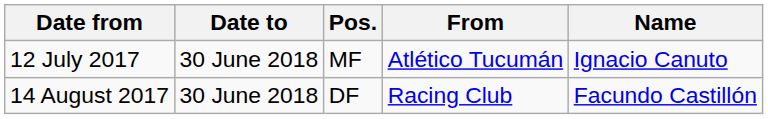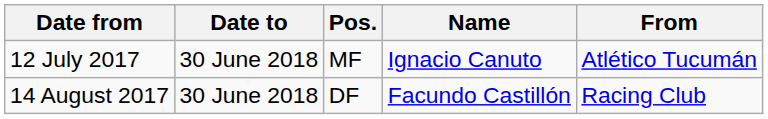columns swapped: (665, 22) <-> (475, 22)
